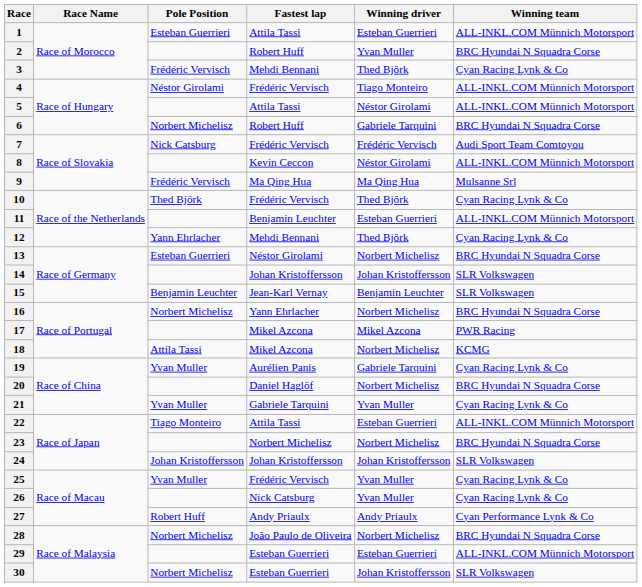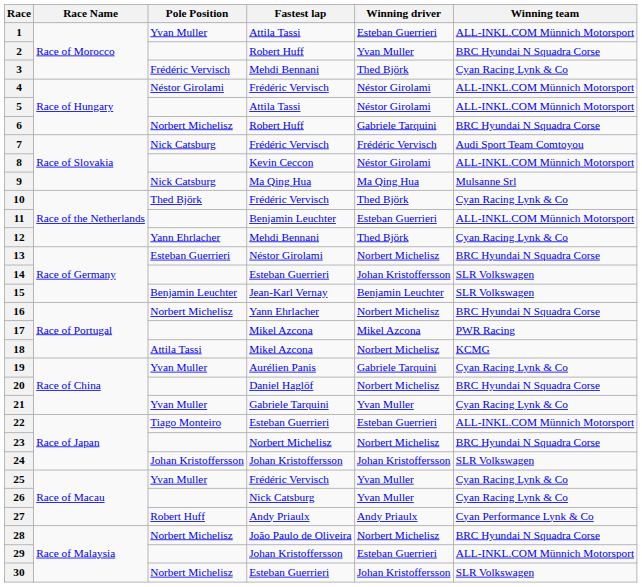(190, 32) Esteban Guerrieri -> (179, 32) Yvan Muller
(392, 87) Tiago Monteiro -> (394, 87) Néstor Girolami
(190, 181) Frédéric Vervisch -> (183, 181) Nick Catsburg
(296, 274) Johan Kristoffersson -> (289, 274) Esteban Guerrieri
(275, 423) Attila Tassi -> (289, 423) Esteban Guerrieri
(289, 553) Esteban Guerrieri -> (296, 553) Johan Kristoffersson
